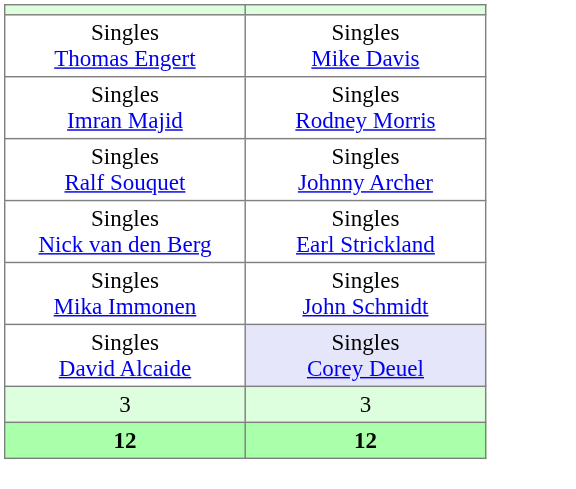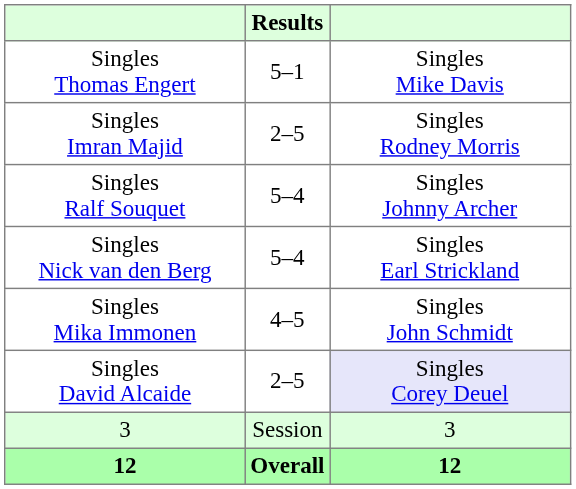+ column: (287, 22)
